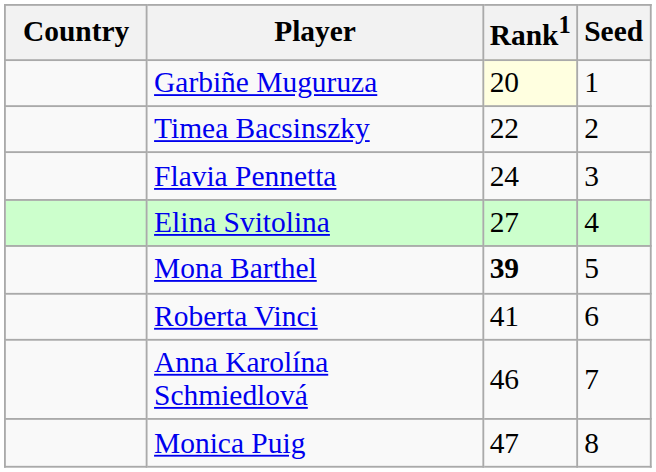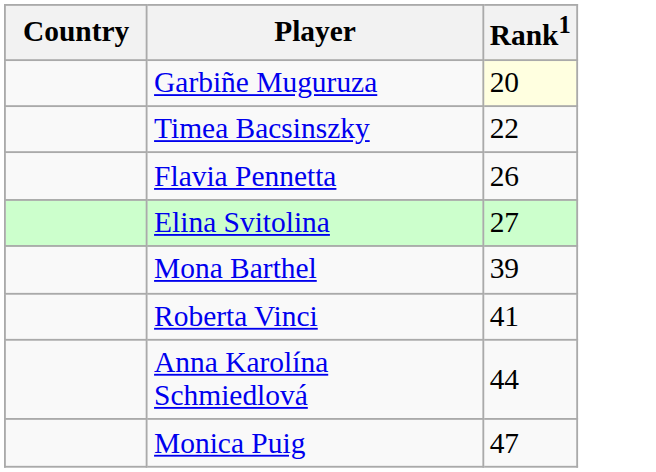- column: (614, 31)
(504, 175) 24 -> (504, 175) 26
(504, 269) bold -> (504, 269) normal
(504, 379) 46 -> (504, 379) 44
